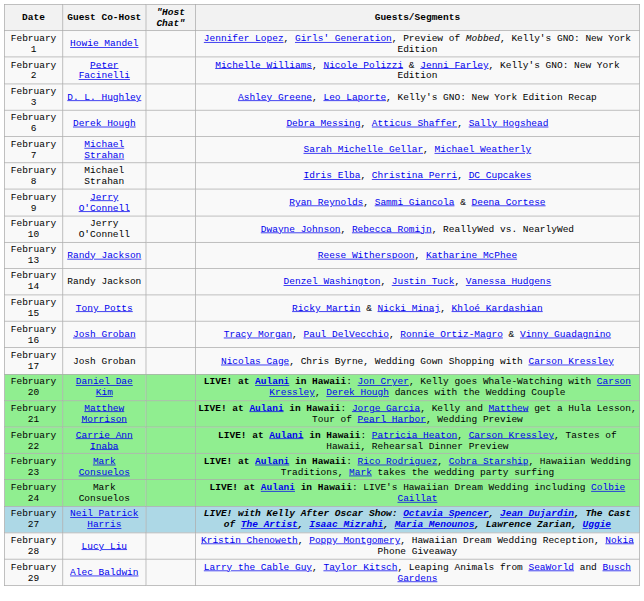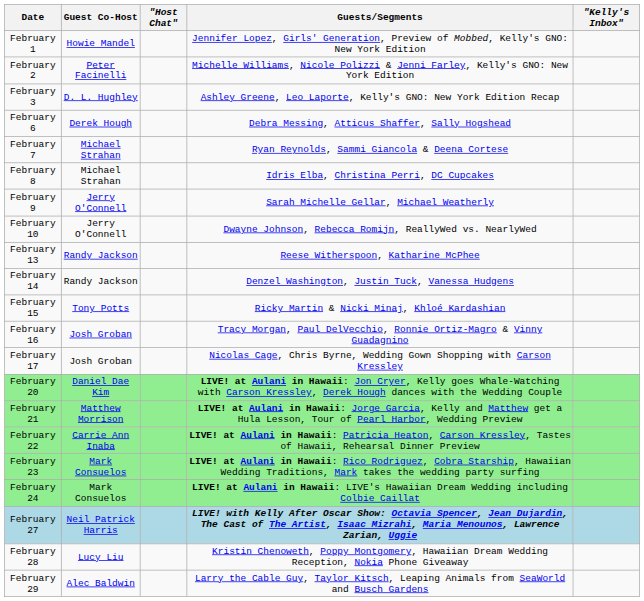+ column: (606, 18)
(417, 150) Sarah Michelle Gellar, Michael Weatherly -> (380, 150) Ryan Reynolds, Sammi Giancola & Deena Cortese
(417, 202) Ryan Reynolds, Sammi Giancola & Deena Cortese -> (380, 202) Sarah Michelle Gellar, Michael Weatherly
